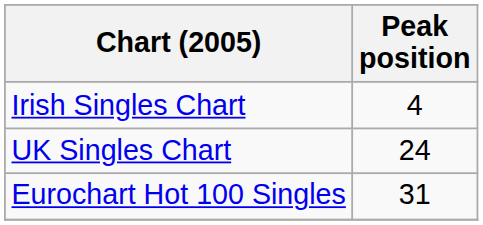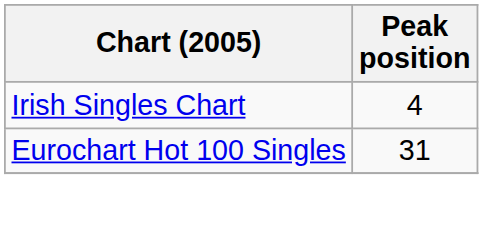- row: (121, 150)
